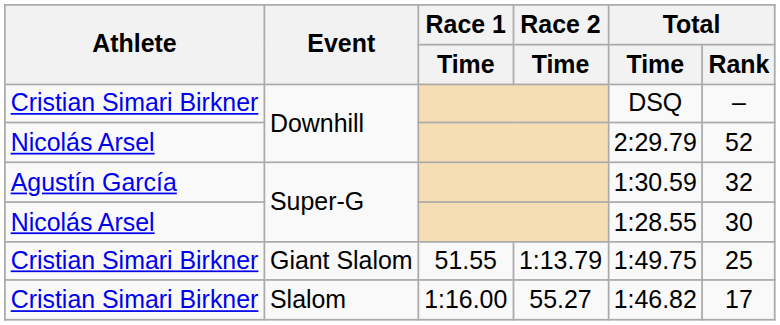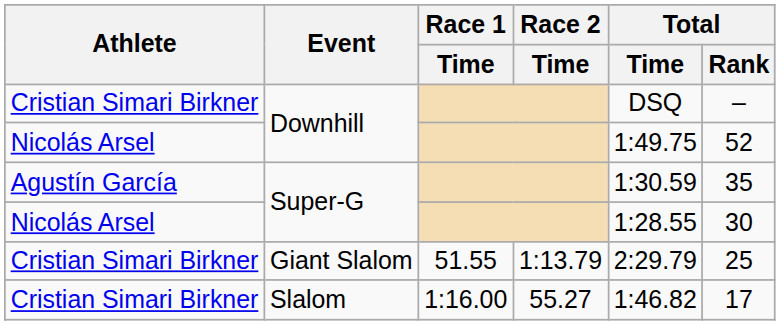(655, 143) 2:29.79 -> (655, 143) 1:49.75
(739, 182) 32 -> (739, 182) 35
(655, 261) 1:49.75 -> (655, 261) 2:29.79
